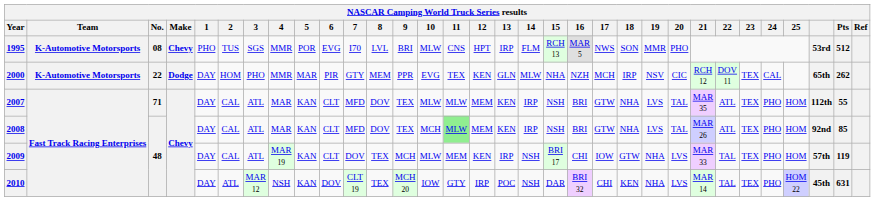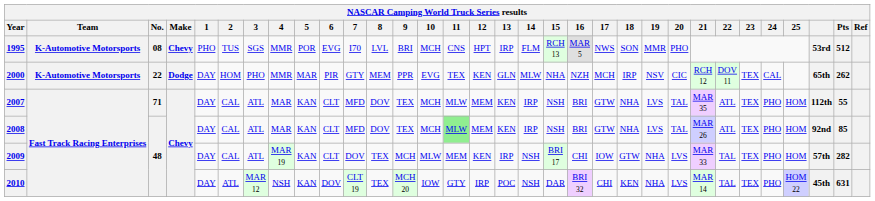(430, 49) MLW -> (430, 49) MCH
(430, 102) MLW -> (430, 102) MCH
(843, 156) 119 -> (843, 156) 282
